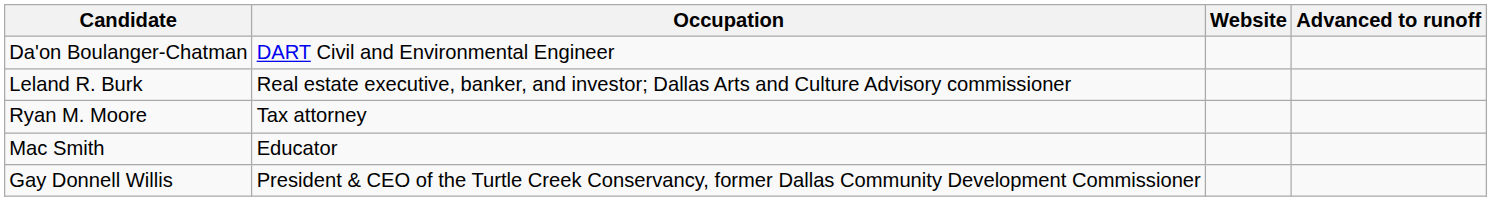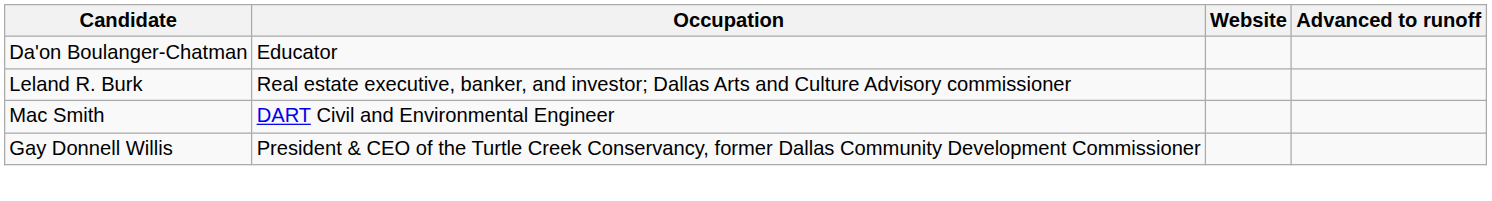(436, 52) DART Civil and Environmental Engineer -> (297, 52) Educator
- row: (78, 116)
(297, 148) Educator -> (436, 116) DART Civil and Environmental Engineer
